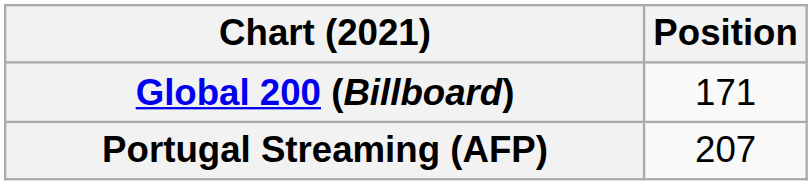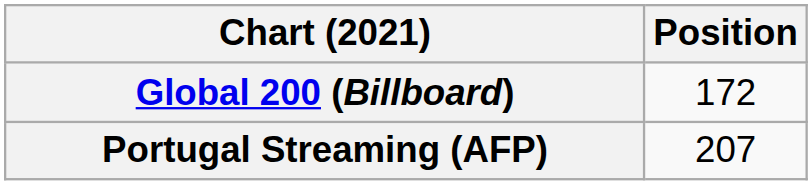(726, 91) 171 -> (726, 91) 172
